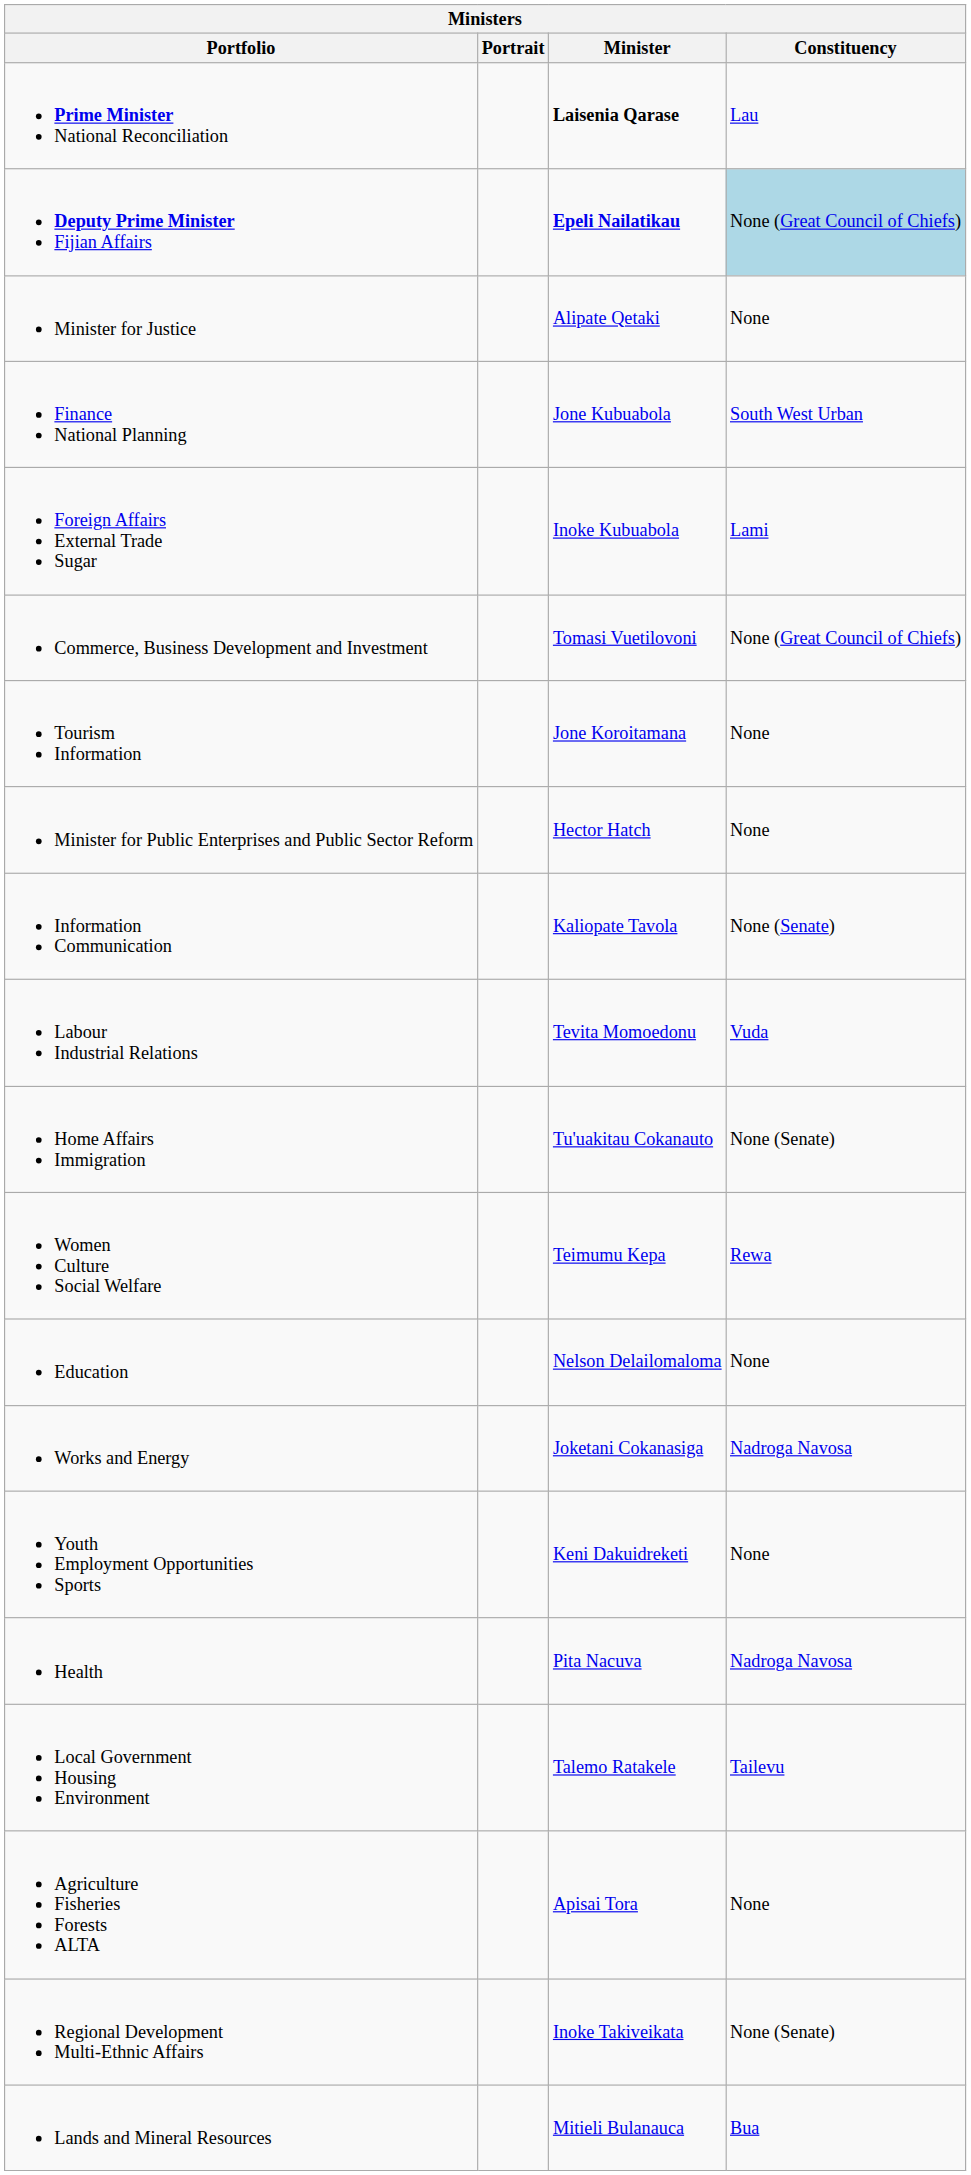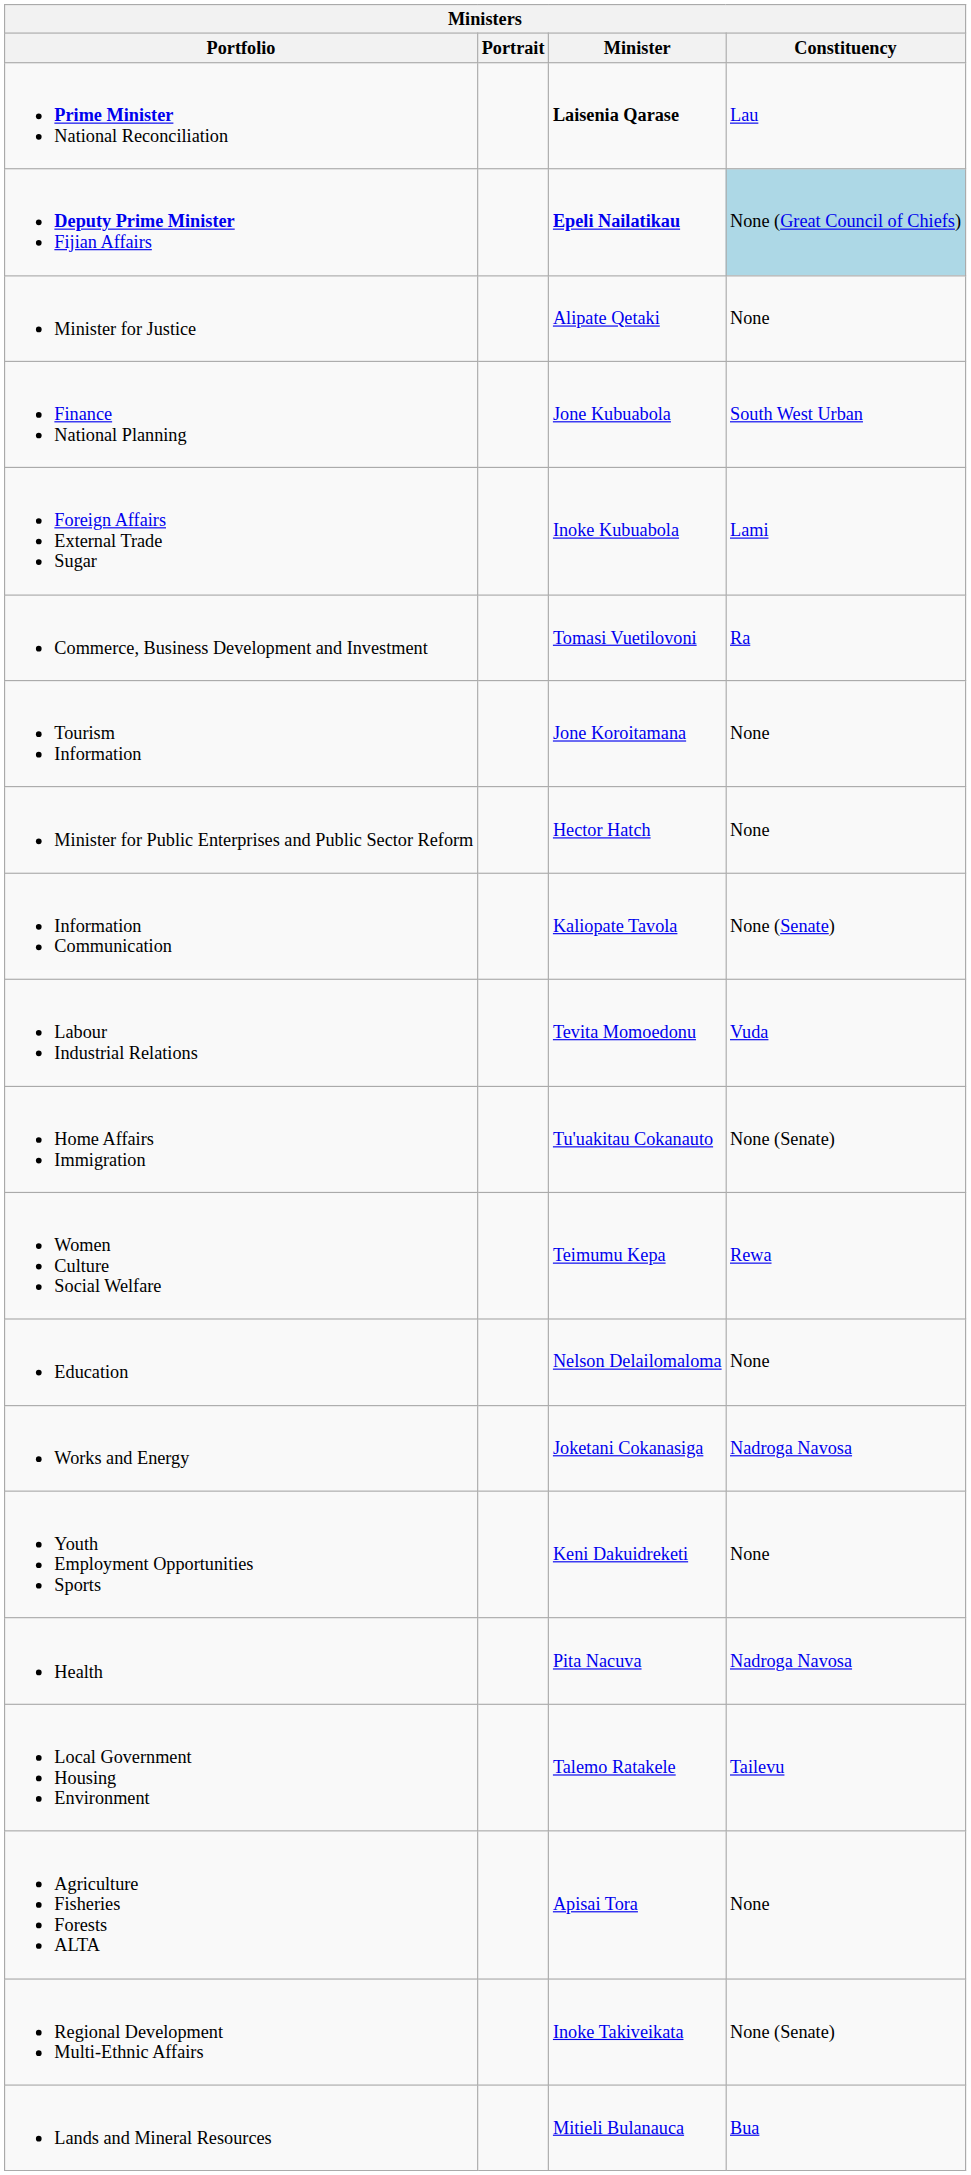(845, 637) None (Great Council of Chiefs) -> (740, 637) Ra
